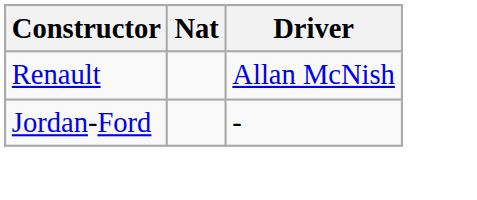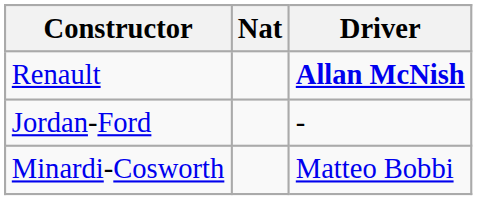(314, 74) normal -> (380, 74) bold
+ row: (118, 169)
